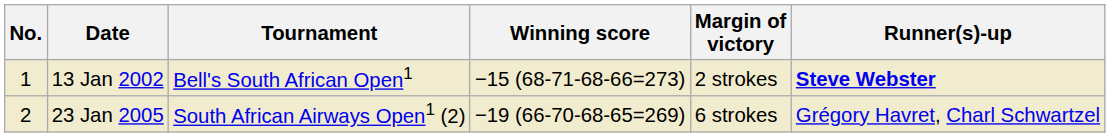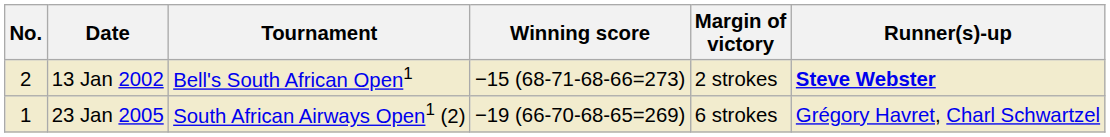(26, 78) 1 -> (26, 78) 2
(26, 114) 2 -> (26, 114) 1
